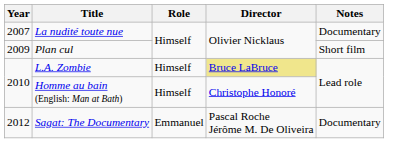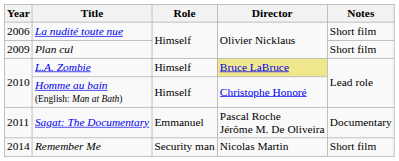(18, 31) 2007 -> (18, 31) 2006
(350, 31) Documentary -> (353, 31) Short film
(18, 122) 2012 -> (18, 122) 2011
+ row: (68, 147)
